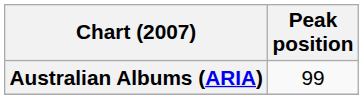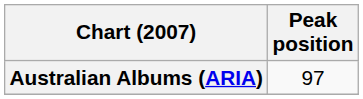(313, 77) 99 -> (313, 77) 97
